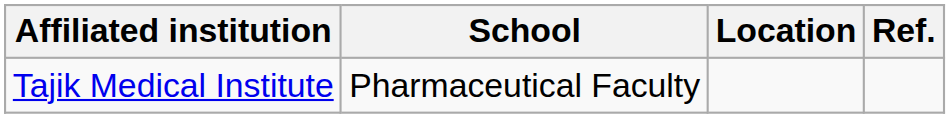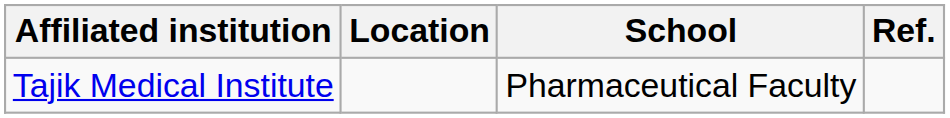columns swapped: (525, 31) <-> (786, 31)
